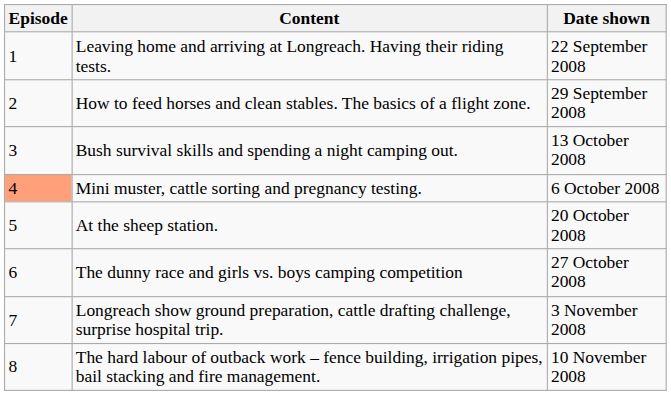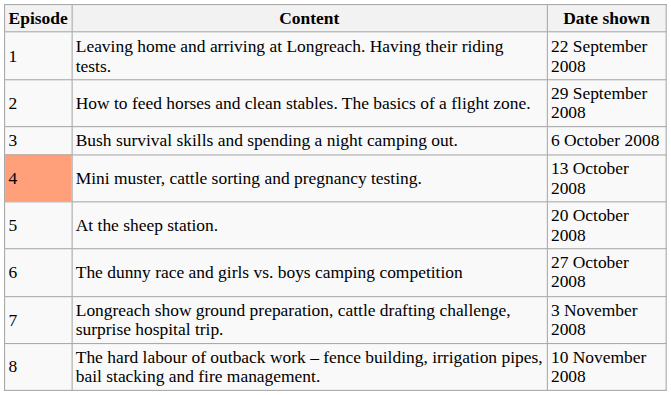(590, 150) 13 October 2008 -> (605, 140) 6 October 2008
(605, 187) 6 October 2008 -> (590, 178) 13 October 2008
